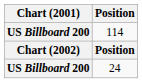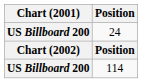rows swapped: (115, 68) <-> (115, 31)
